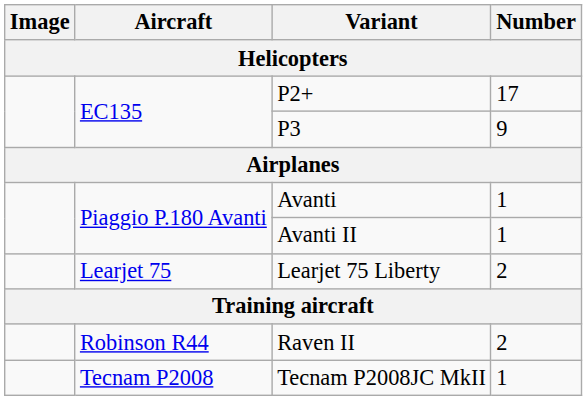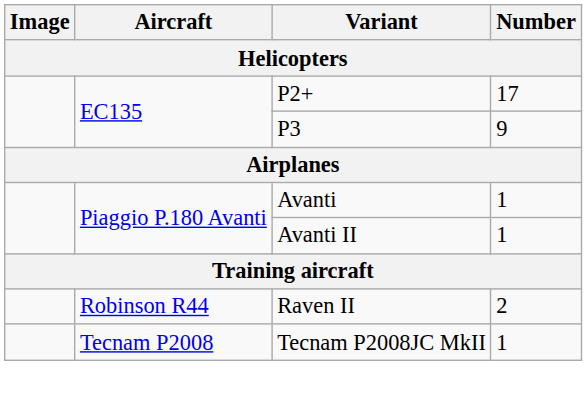- row: (359, 270)
